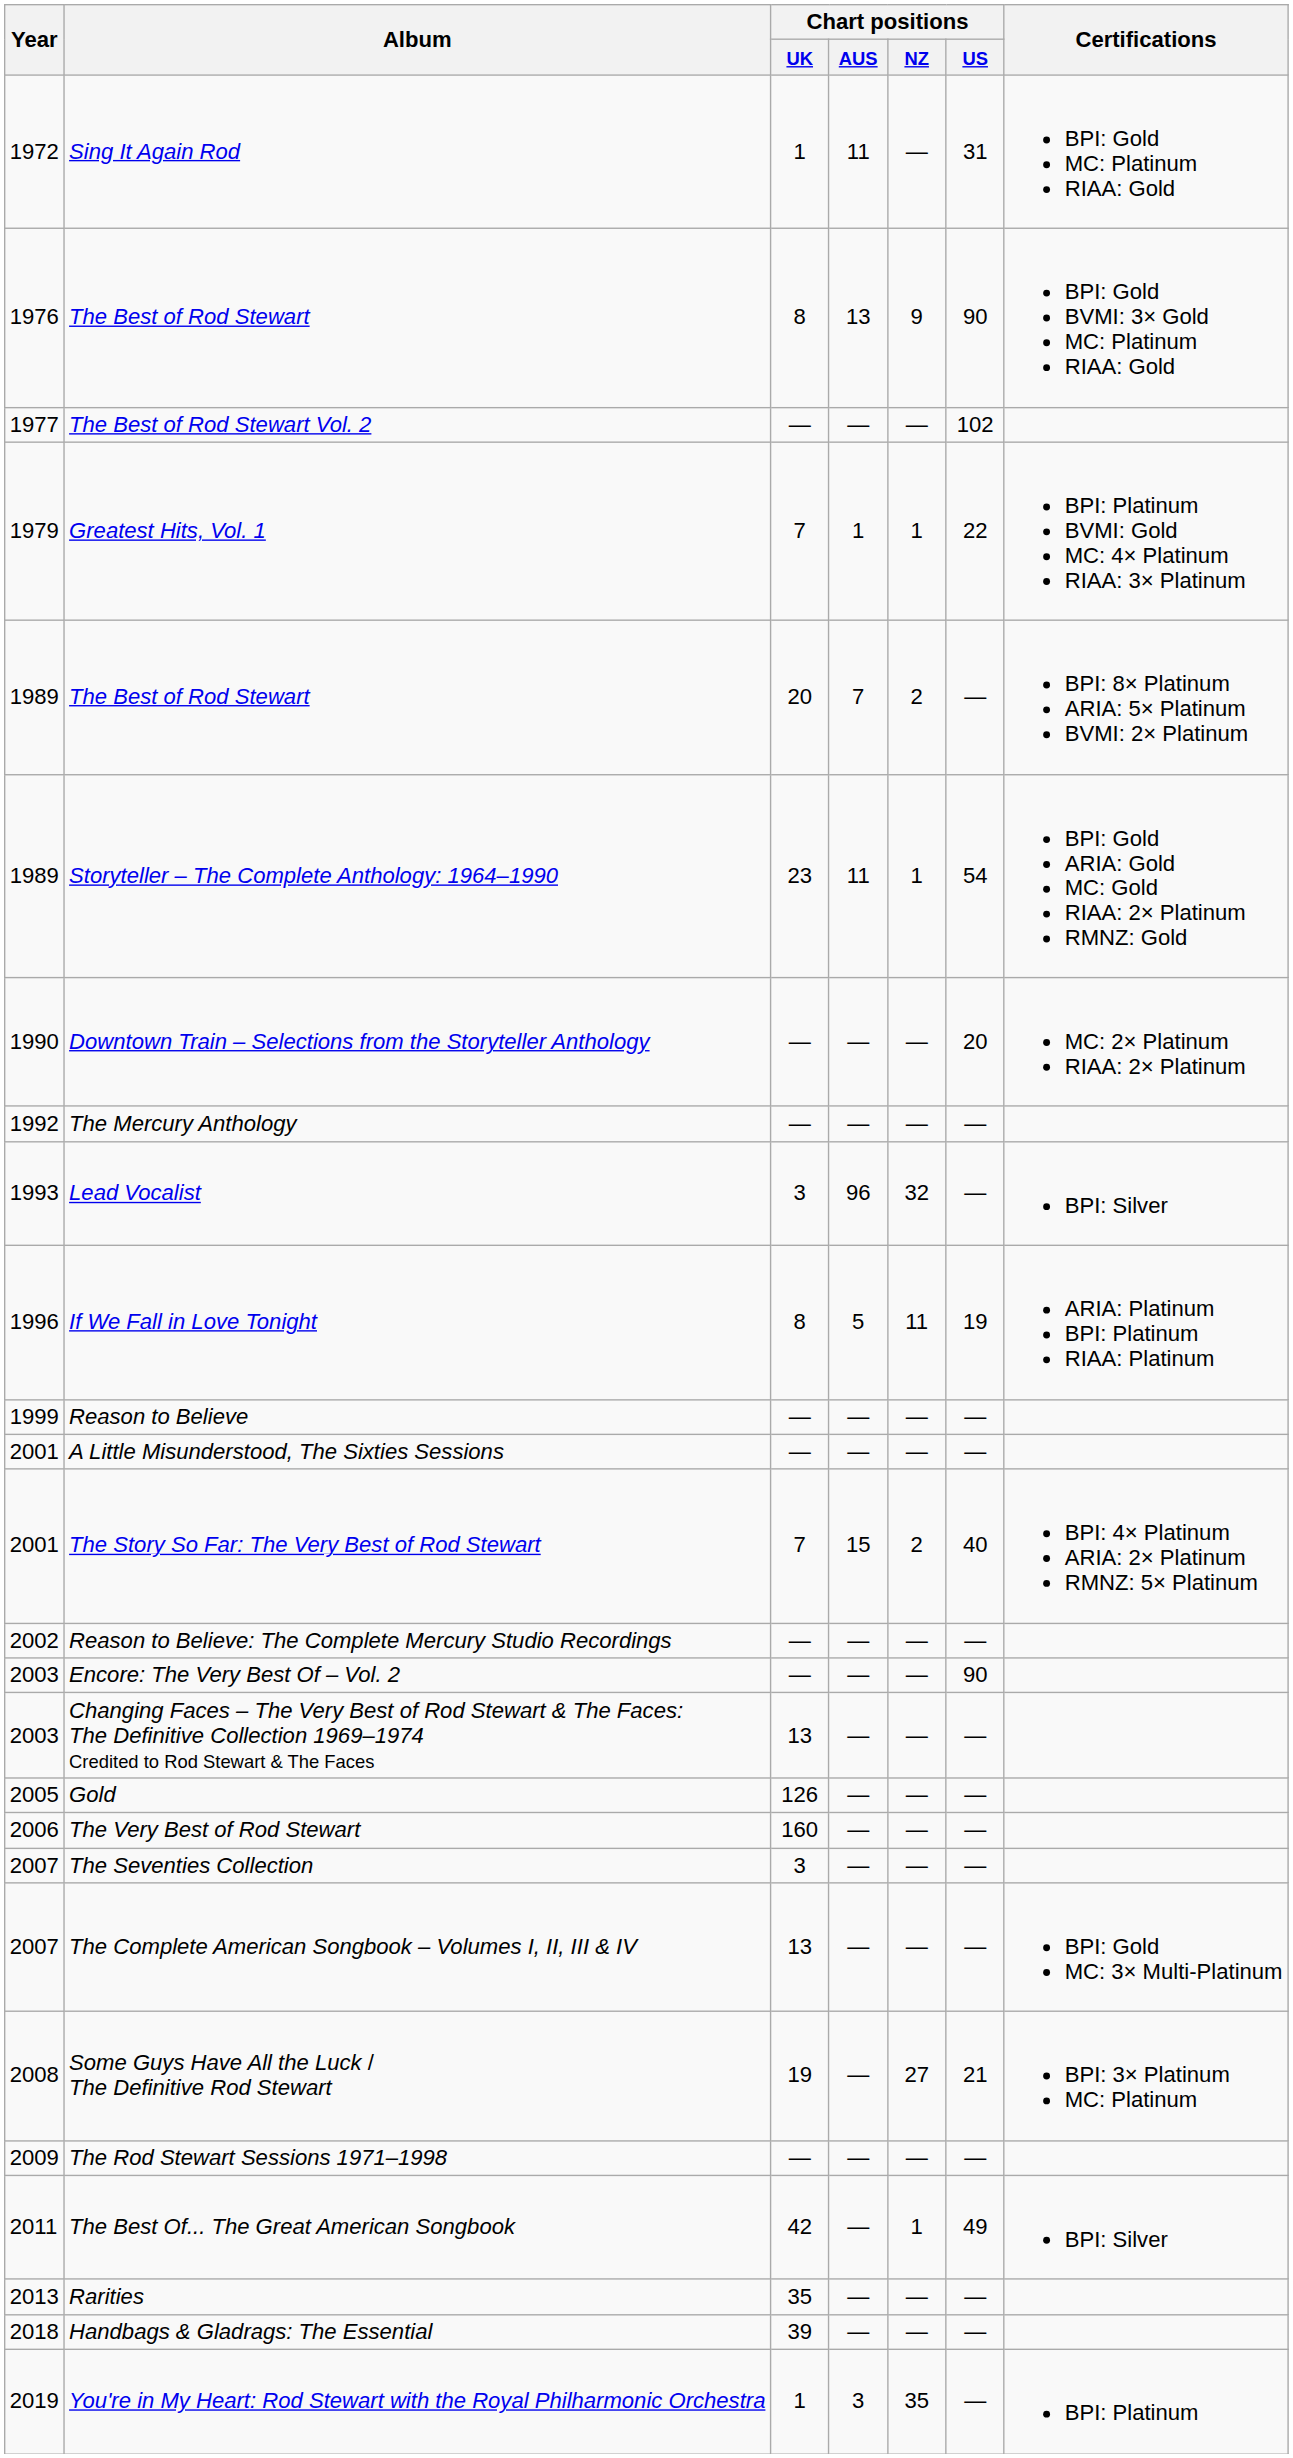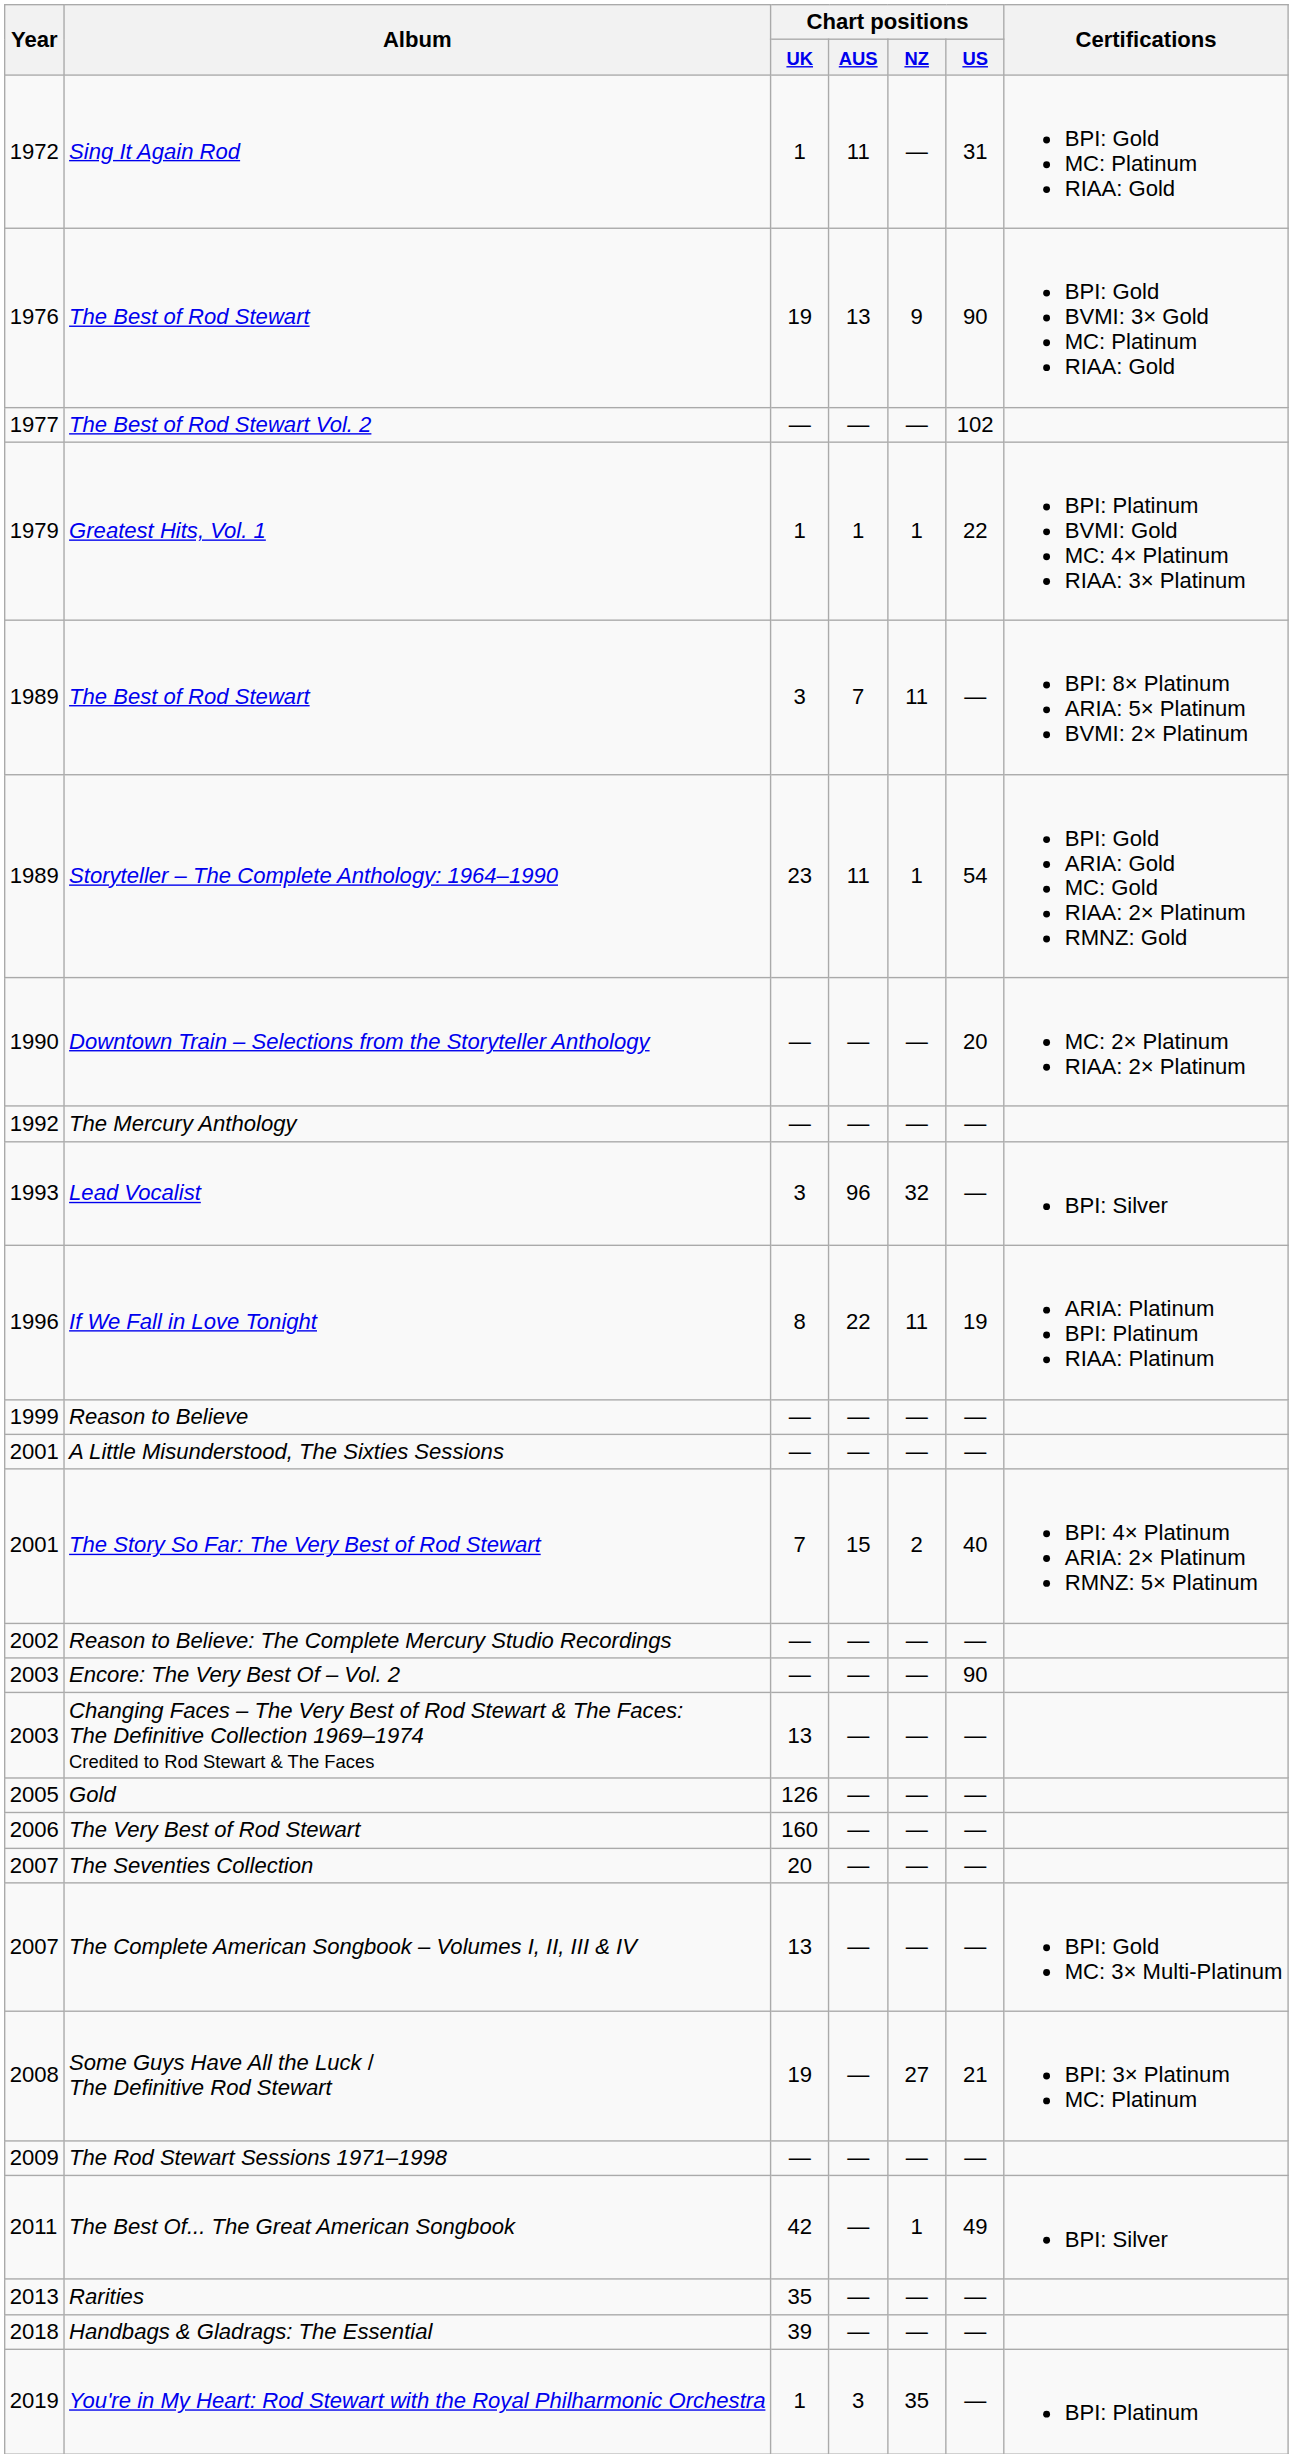(800, 317) 8 -> (800, 317) 19
(800, 531) 7 -> (800, 531) 1
(800, 697) 20 -> (800, 697) 3
(917, 697) 2 -> (917, 697) 11
(858, 1322) 5 -> (858, 1322) 22
(800, 1864) 3 -> (800, 1864) 20
